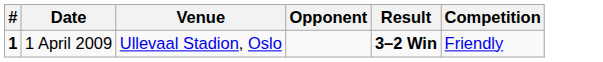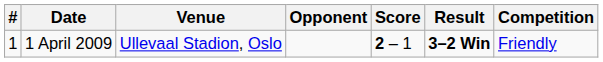+ column: (398, 17)
(13, 43) bold -> (13, 43) normal
